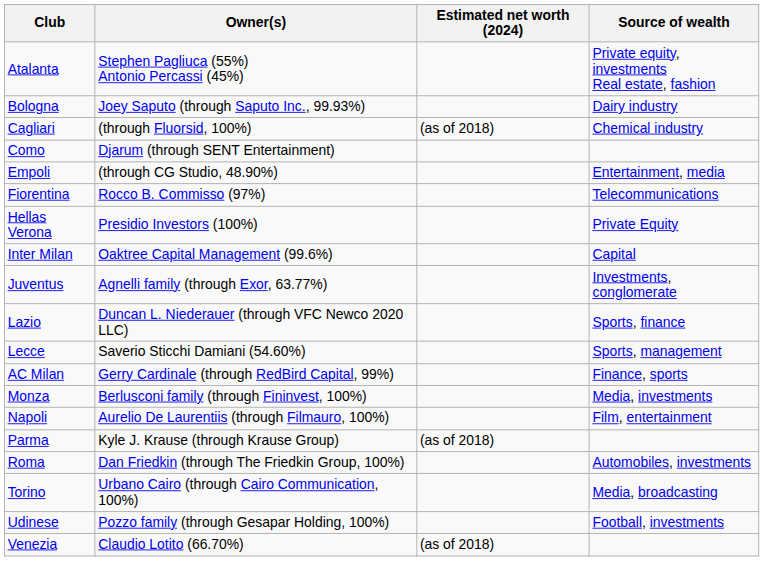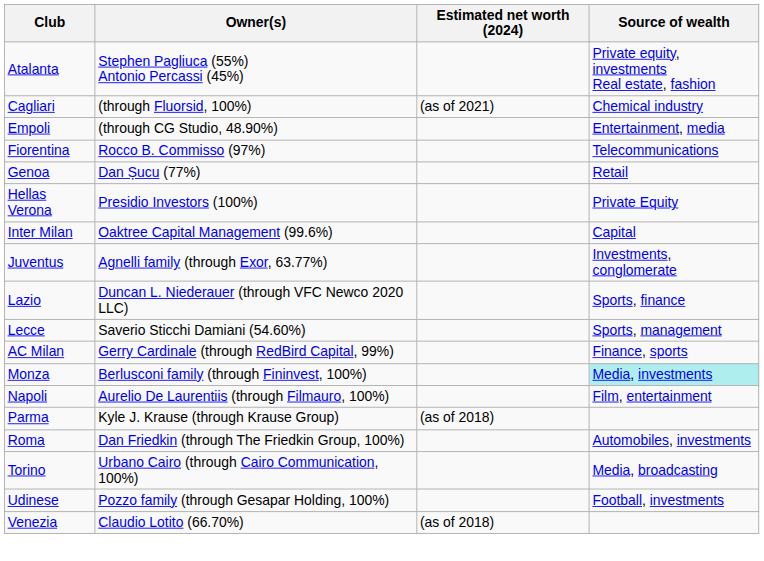- row: (33, 106)
(457, 128) (as of 2018) -> (457, 106) (as of 2021)
- row: (26, 150)
+ row: (29, 172)
(652, 396) no background -> (652, 374) paleturquoise background
